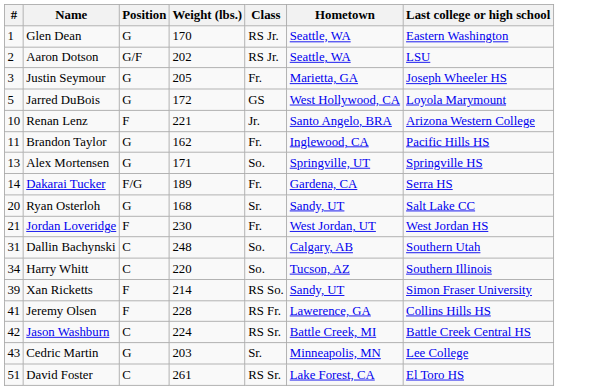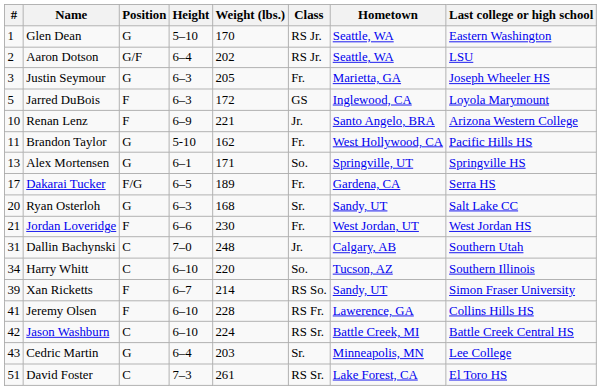+ column: (191, 15)
(127, 100) G -> (126, 100) F
(345, 100) West Hollywood, CA -> (372, 100) Inglewood, CA
(329, 142) Inglewood, CA -> (388, 142) West Hollywood, CA
(14, 184) 14 -> (14, 184) 17
(257, 247) So. -> (297, 247) Jr.
